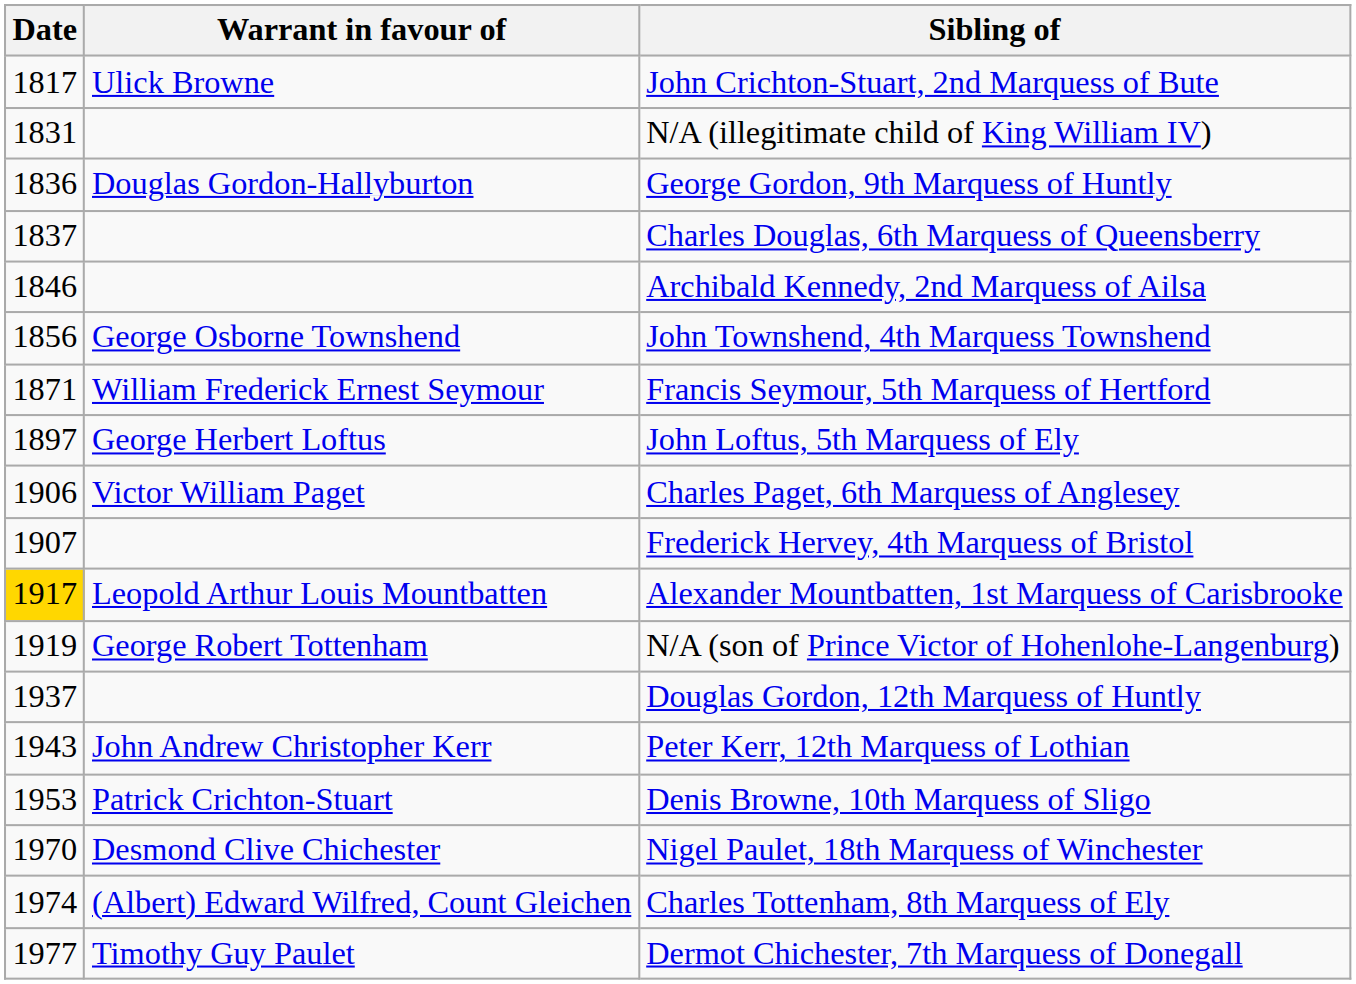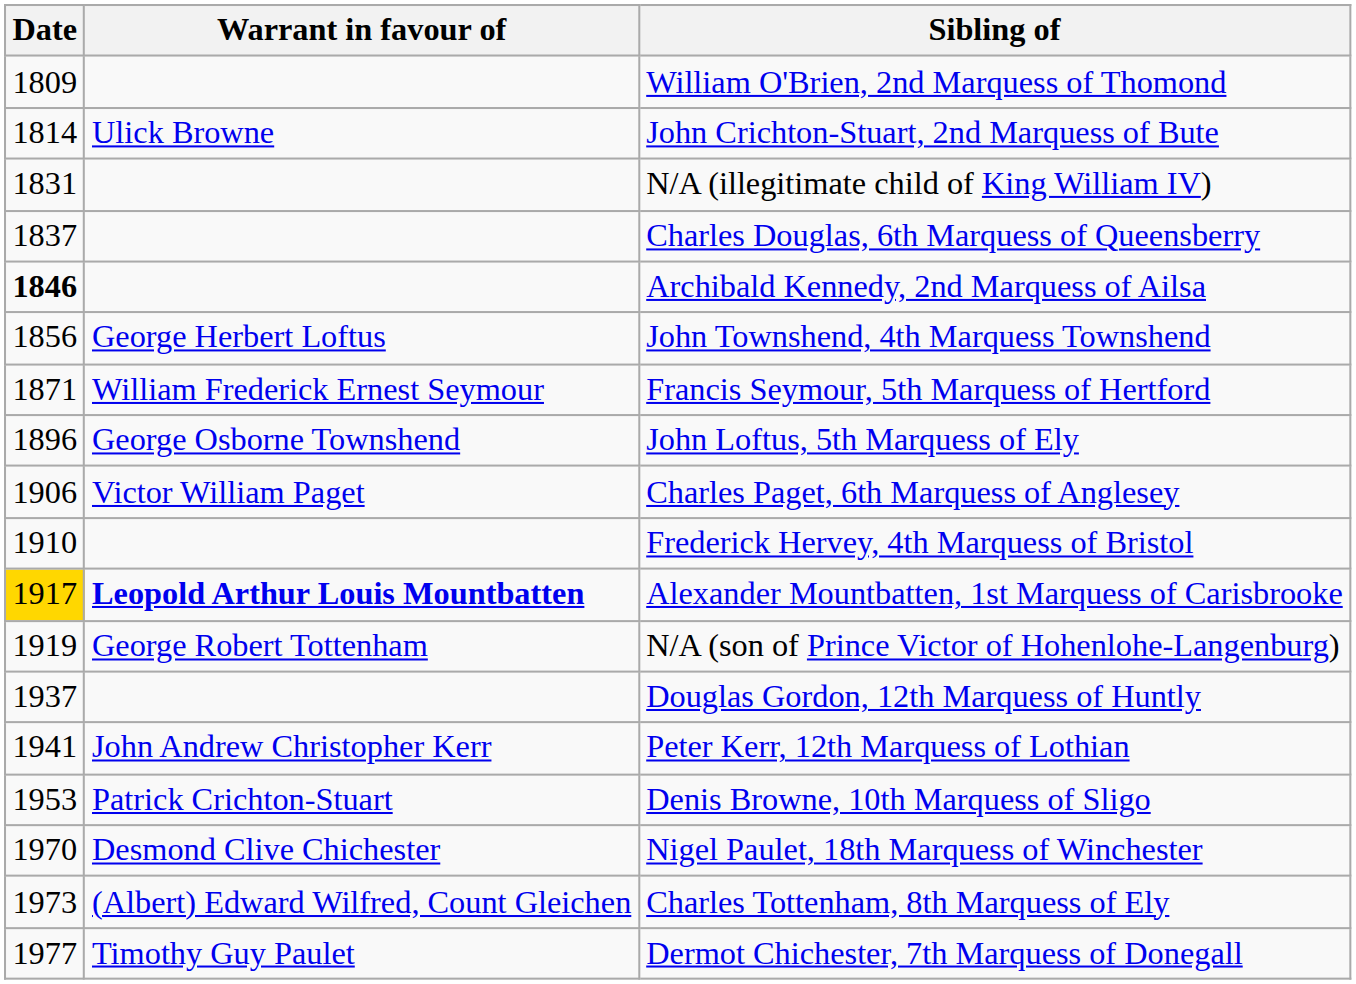+ row: (936, 81)
(45, 81) 1817 -> (45, 132) 1814
- row: (909, 183)
(45, 286) normal -> (45, 286) bold
(276, 337) George Osborne Townshend -> (239, 337) George Herbert Loftus
(45, 440) 1897 -> (45, 440) 1896
(239, 440) George Herbert Loftus -> (276, 440) George Osborne Townshend
(45, 542) 1907 -> (45, 542) 1910
(320, 593) normal -> (338, 593) bold
(45, 747) 1943 -> (45, 747) 1941
(45, 901) 1974 -> (45, 901) 1973
